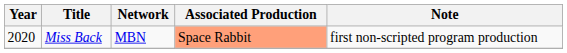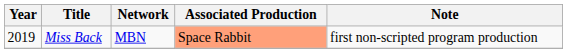(21, 37) 2020 -> (21, 37) 2019
